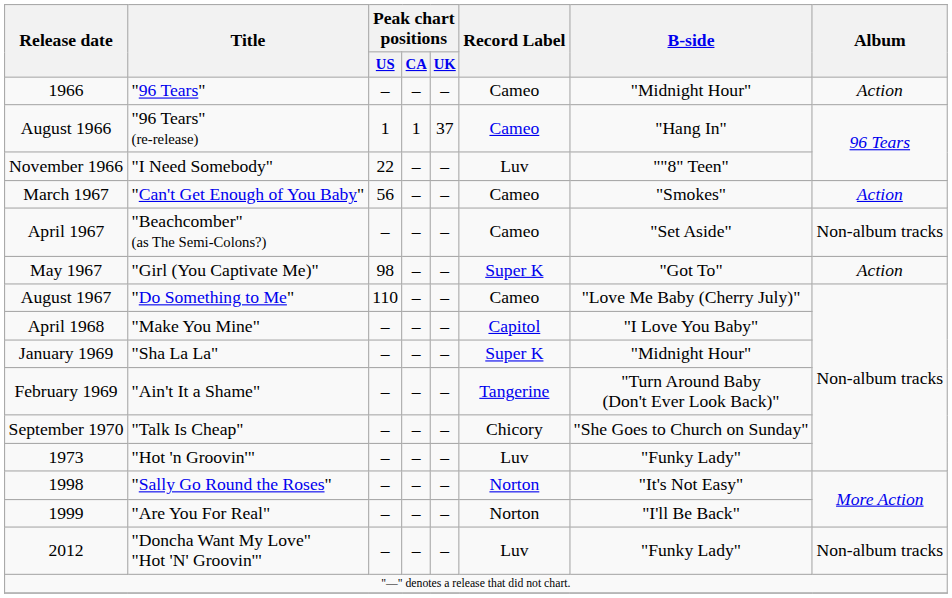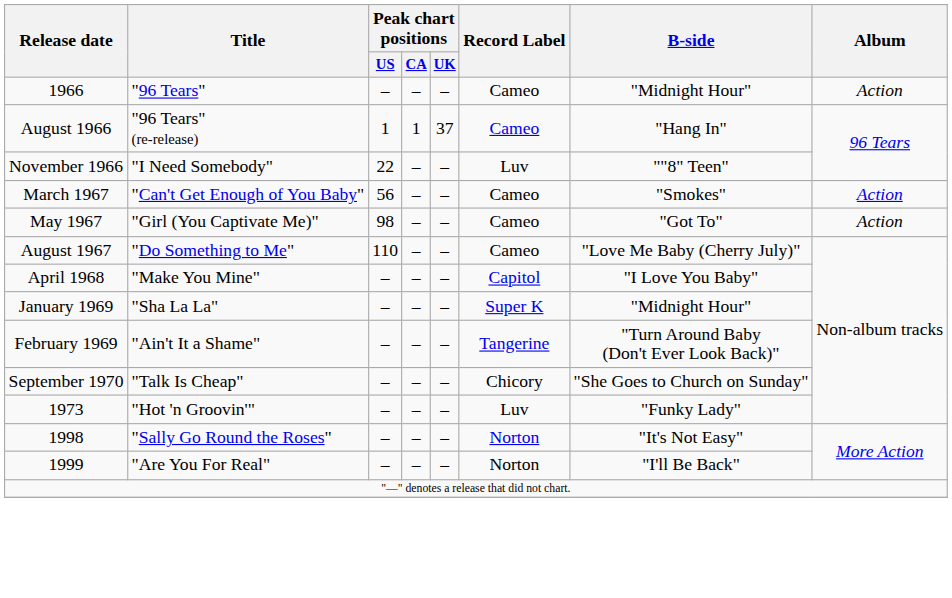- row: (66, 232)
(514, 269) Super K -> (514, 222) Cameo
- row: (66, 550)
